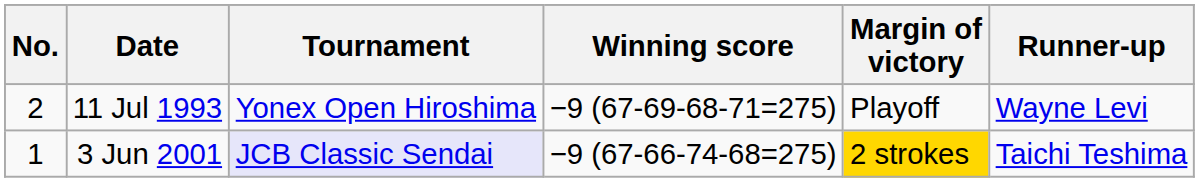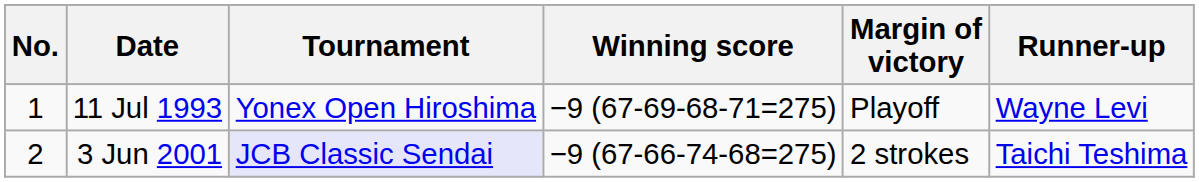(35, 108) 2 -> (35, 108) 1
(35, 154) 1 -> (35, 154) 2
(910, 154) gold background -> (910, 154) no background
